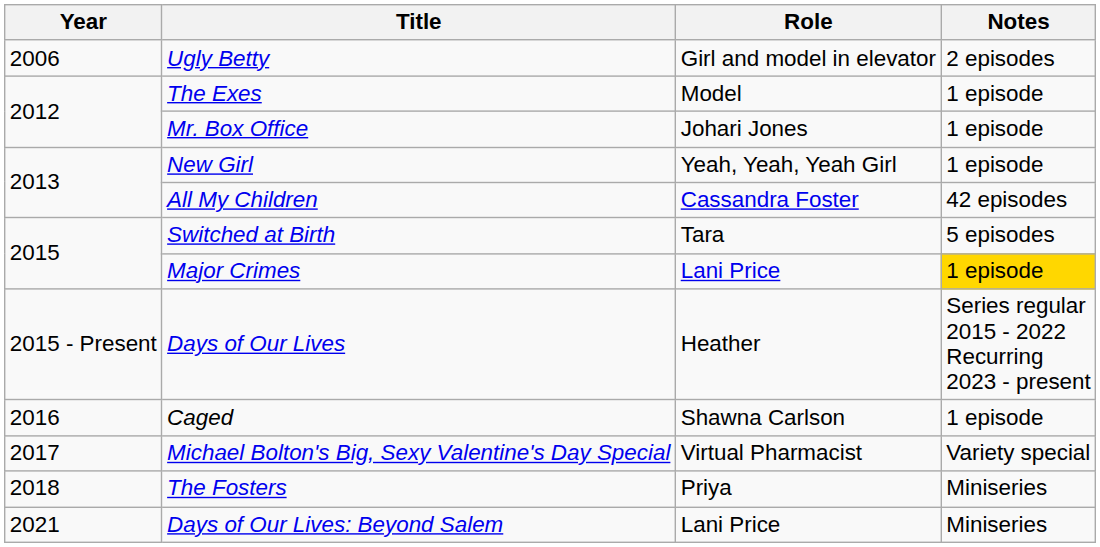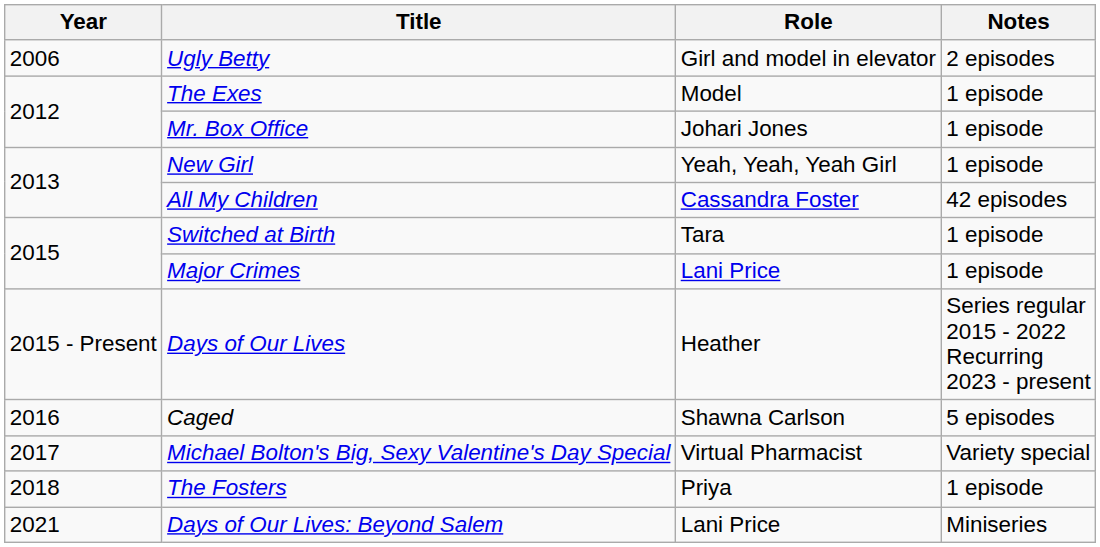(1000, 235) 5 episodes -> (995, 235) 1 episode
(995, 270) gold background -> (995, 270) no background
(995, 417) 1 episode -> (1000, 417) 5 episodes
(997, 488) Miniseries -> (995, 488) 1 episode
